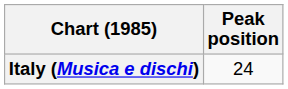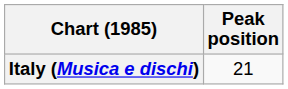(243, 68) 24 -> (243, 68) 21
